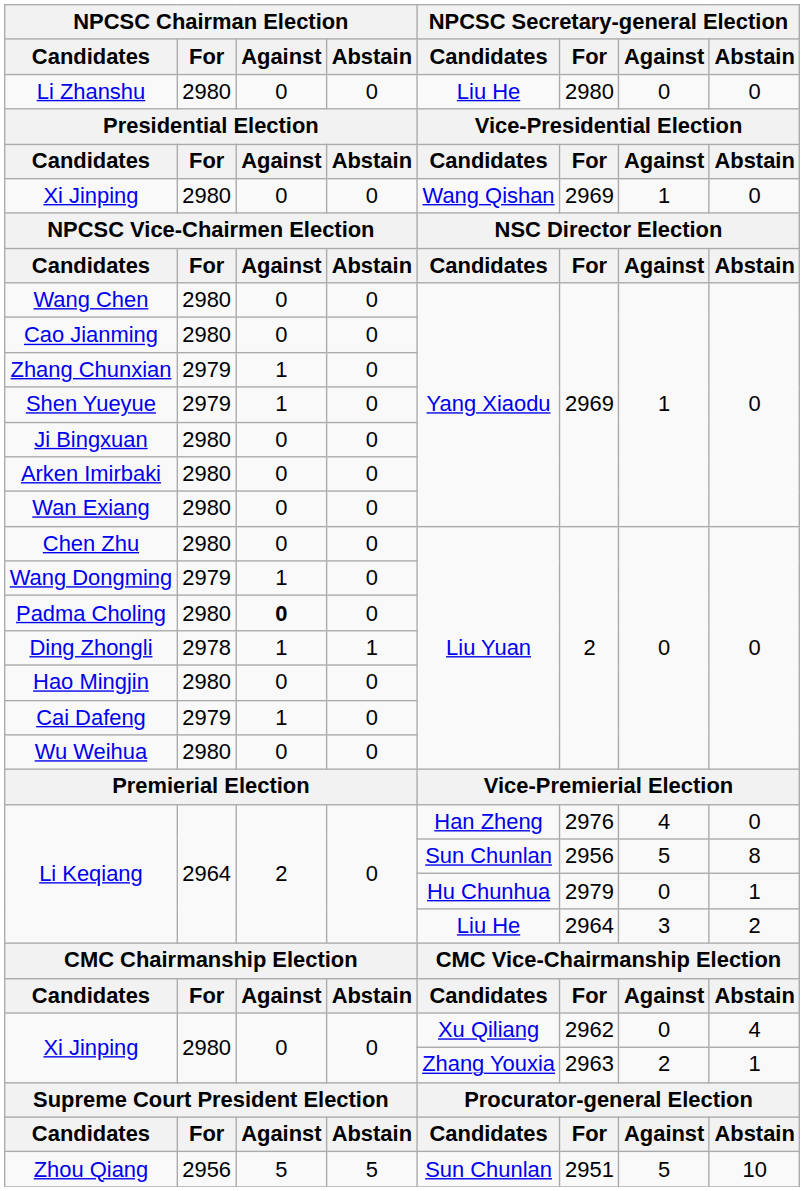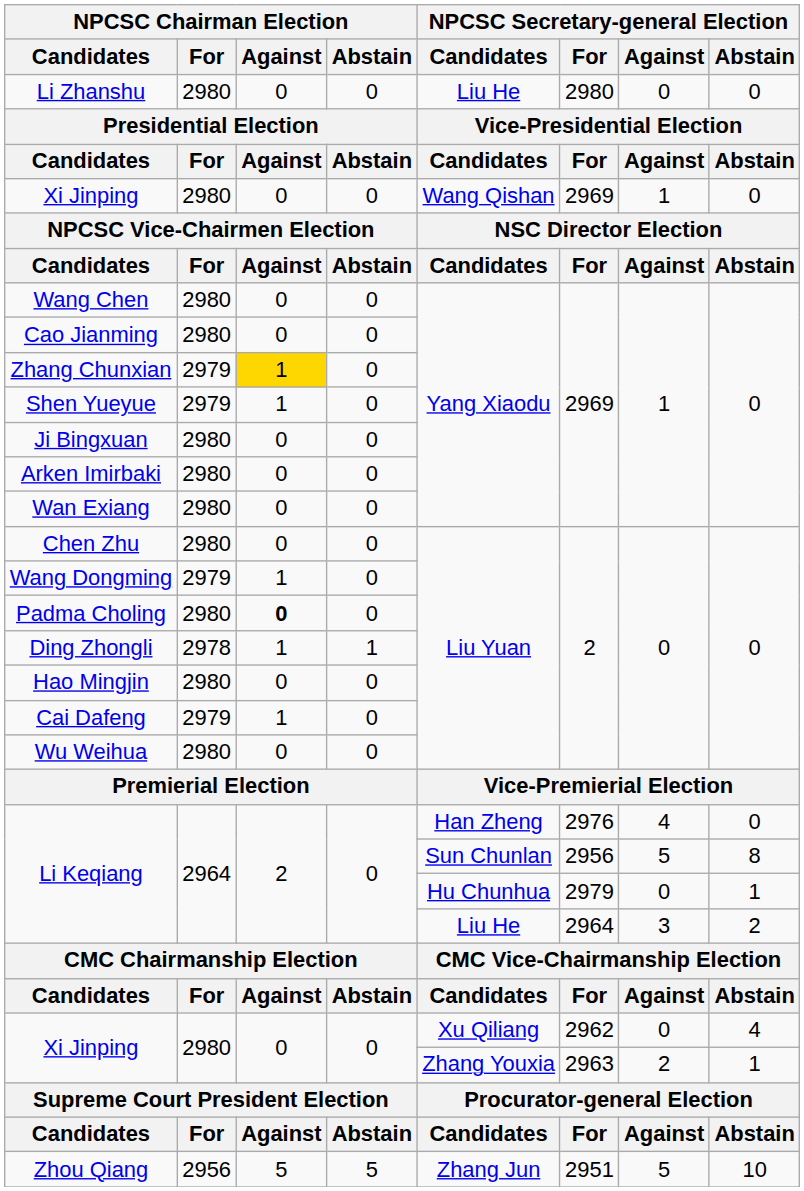(281, 369) no background -> (281, 369) gold background
(489, 1169) Sun Chunlan -> (489, 1169) Zhang Jun
